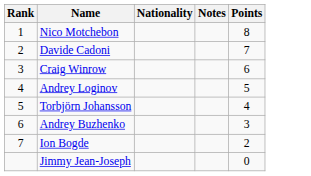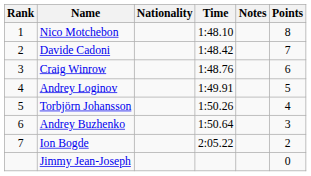+ column: (216, 13)
